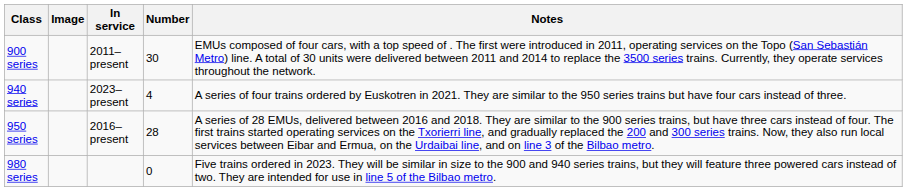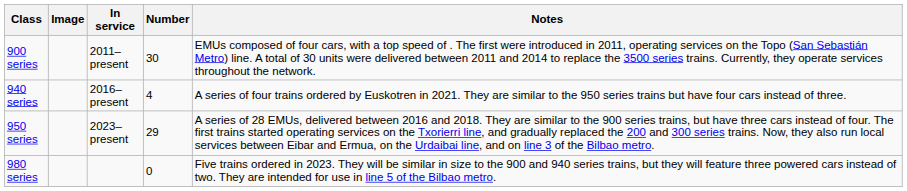(109, 95) 2023–present -> (109, 95) 2016–present
(109, 133) 2016–present -> (109, 133) 2023–present
(152, 133) 28 -> (152, 133) 29
